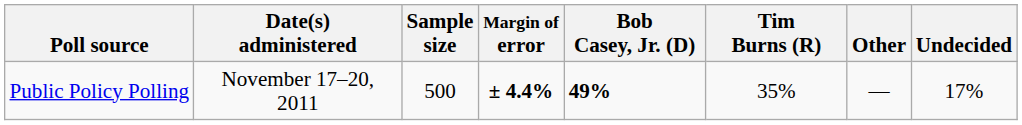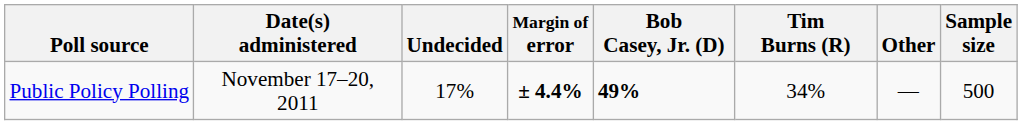columns swapped: (440, 33) <-> (964, 45)
(776, 90) 35% -> (806, 90) 34%
